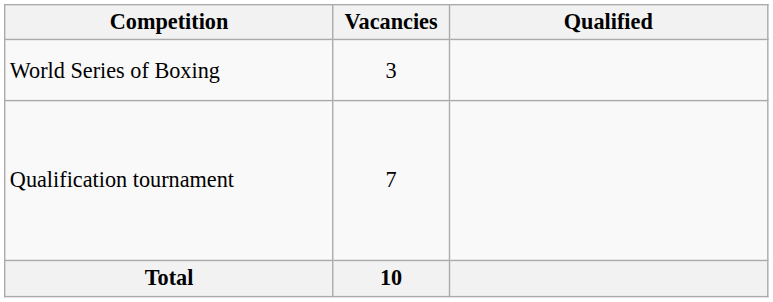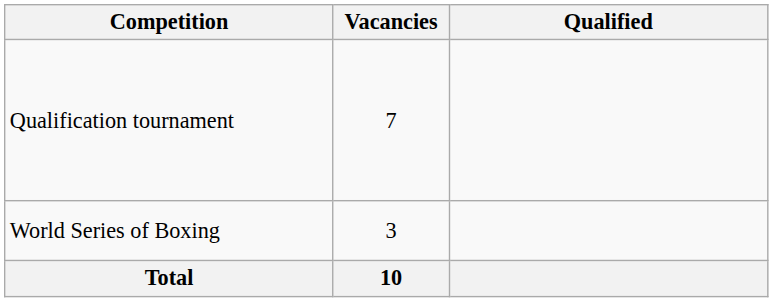rows swapped: (115, 69) <-> (122, 180)
